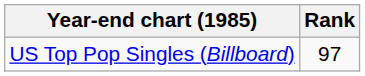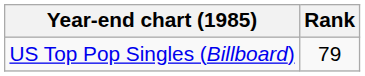(330, 53) 97 -> (330, 53) 79
